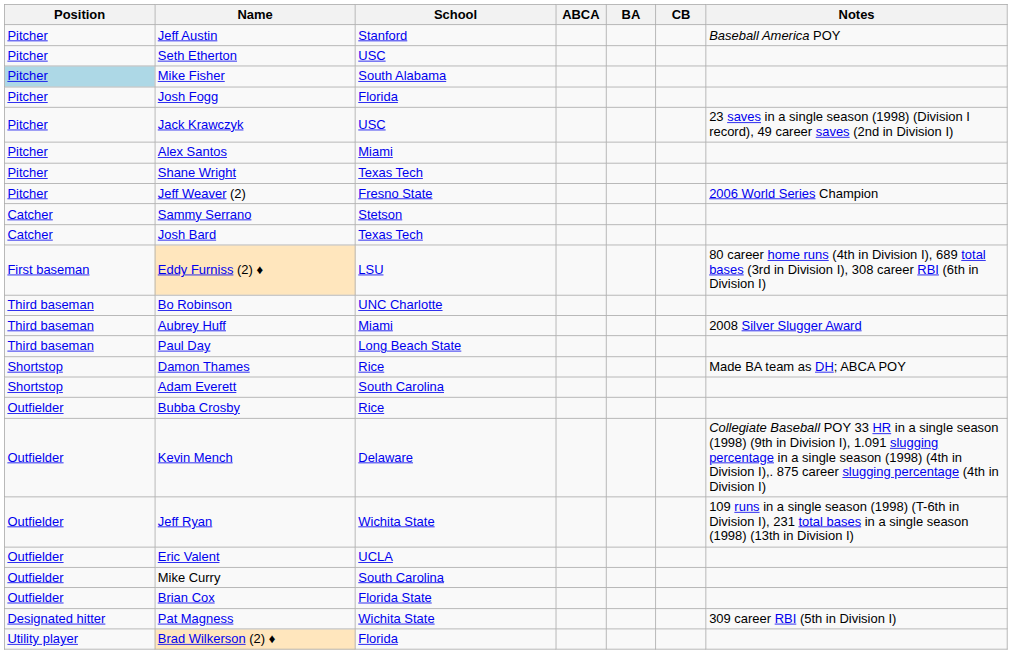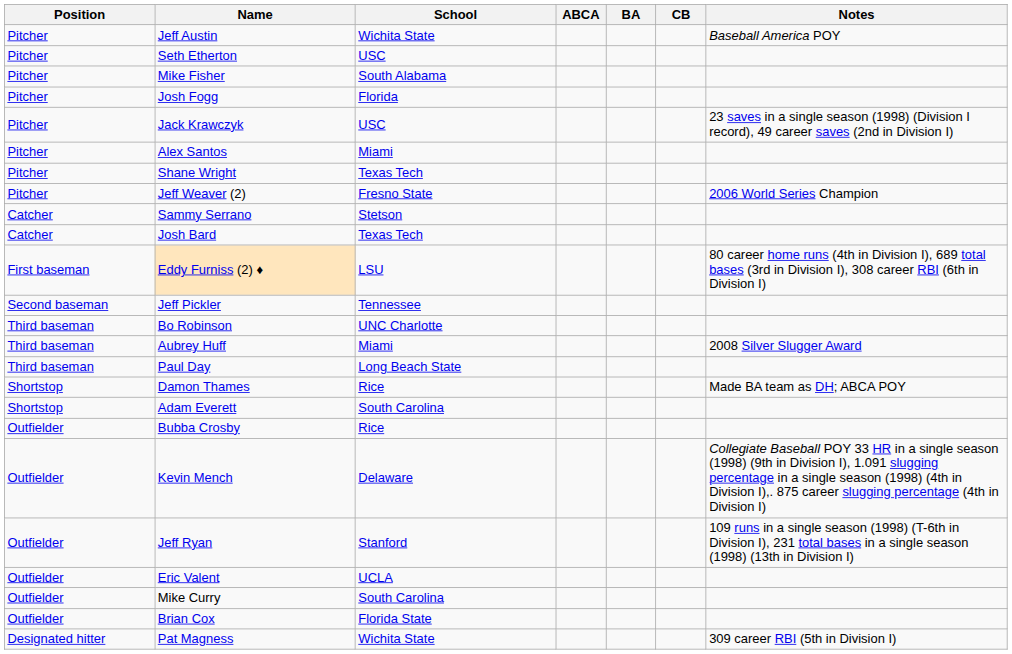(383, 35) Stanford -> (396, 35) Wichita State
(28, 76) lightblue background -> (28, 76) no background
+ row: (189, 305)
(396, 521) Wichita State -> (383, 542) Stanford
- row: (217, 639)
